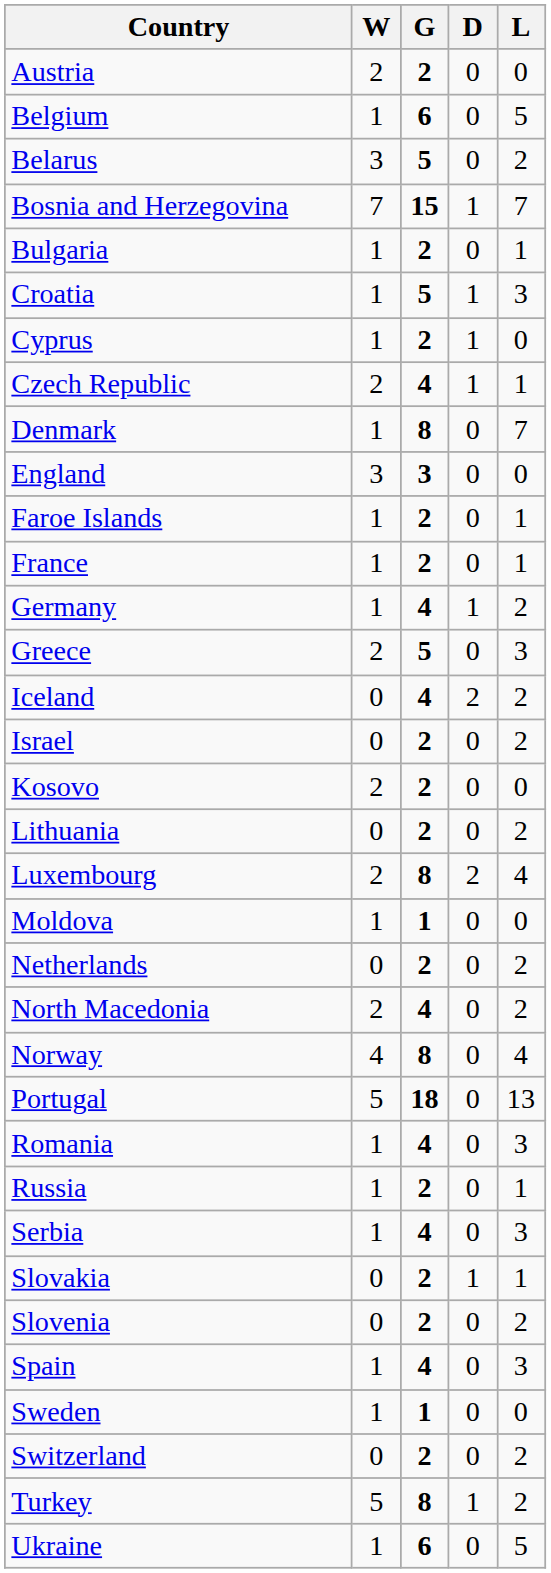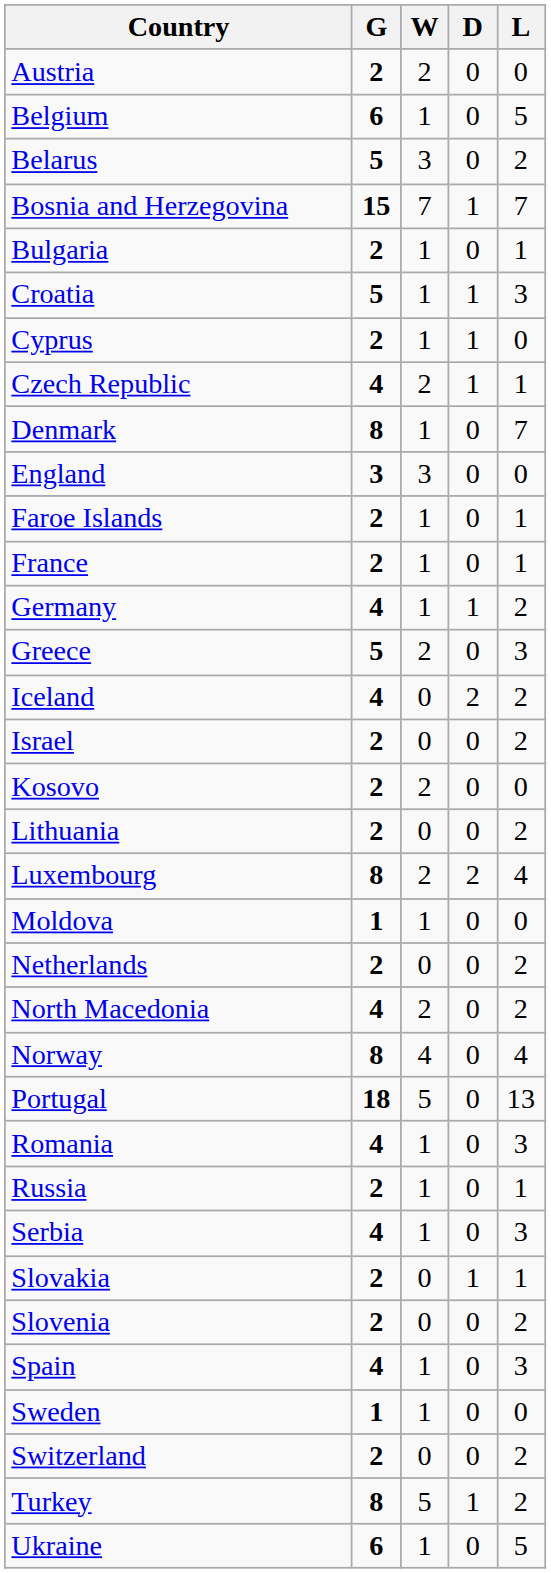columns swapped: (425, 26) <-> (376, 26)
